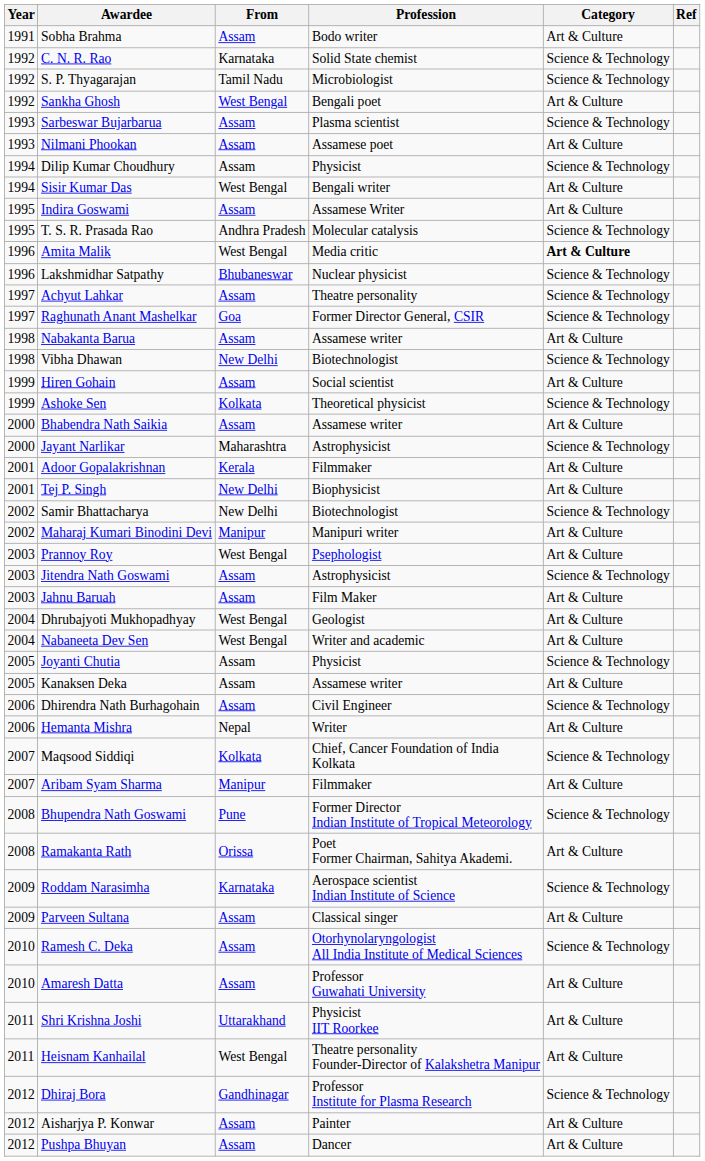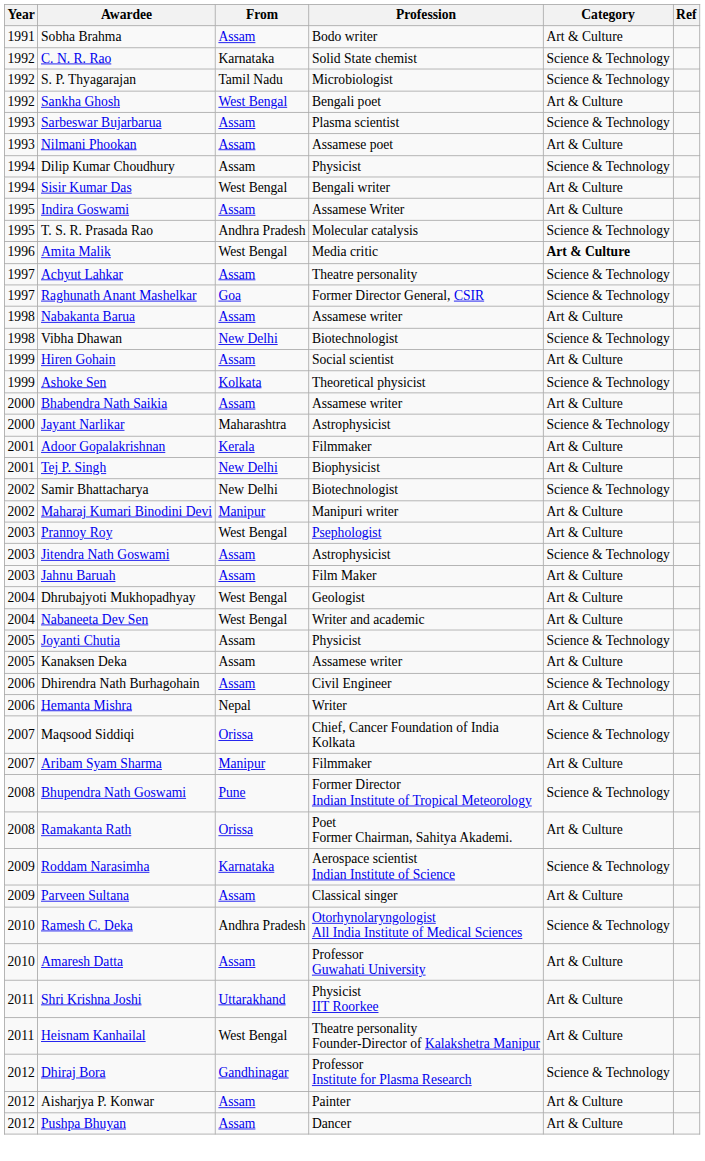- row: (102, 274)
(240, 756) Kolkata -> (236, 734) Orissa
(237, 946) Assam -> (262, 925) Andhra Pradesh
